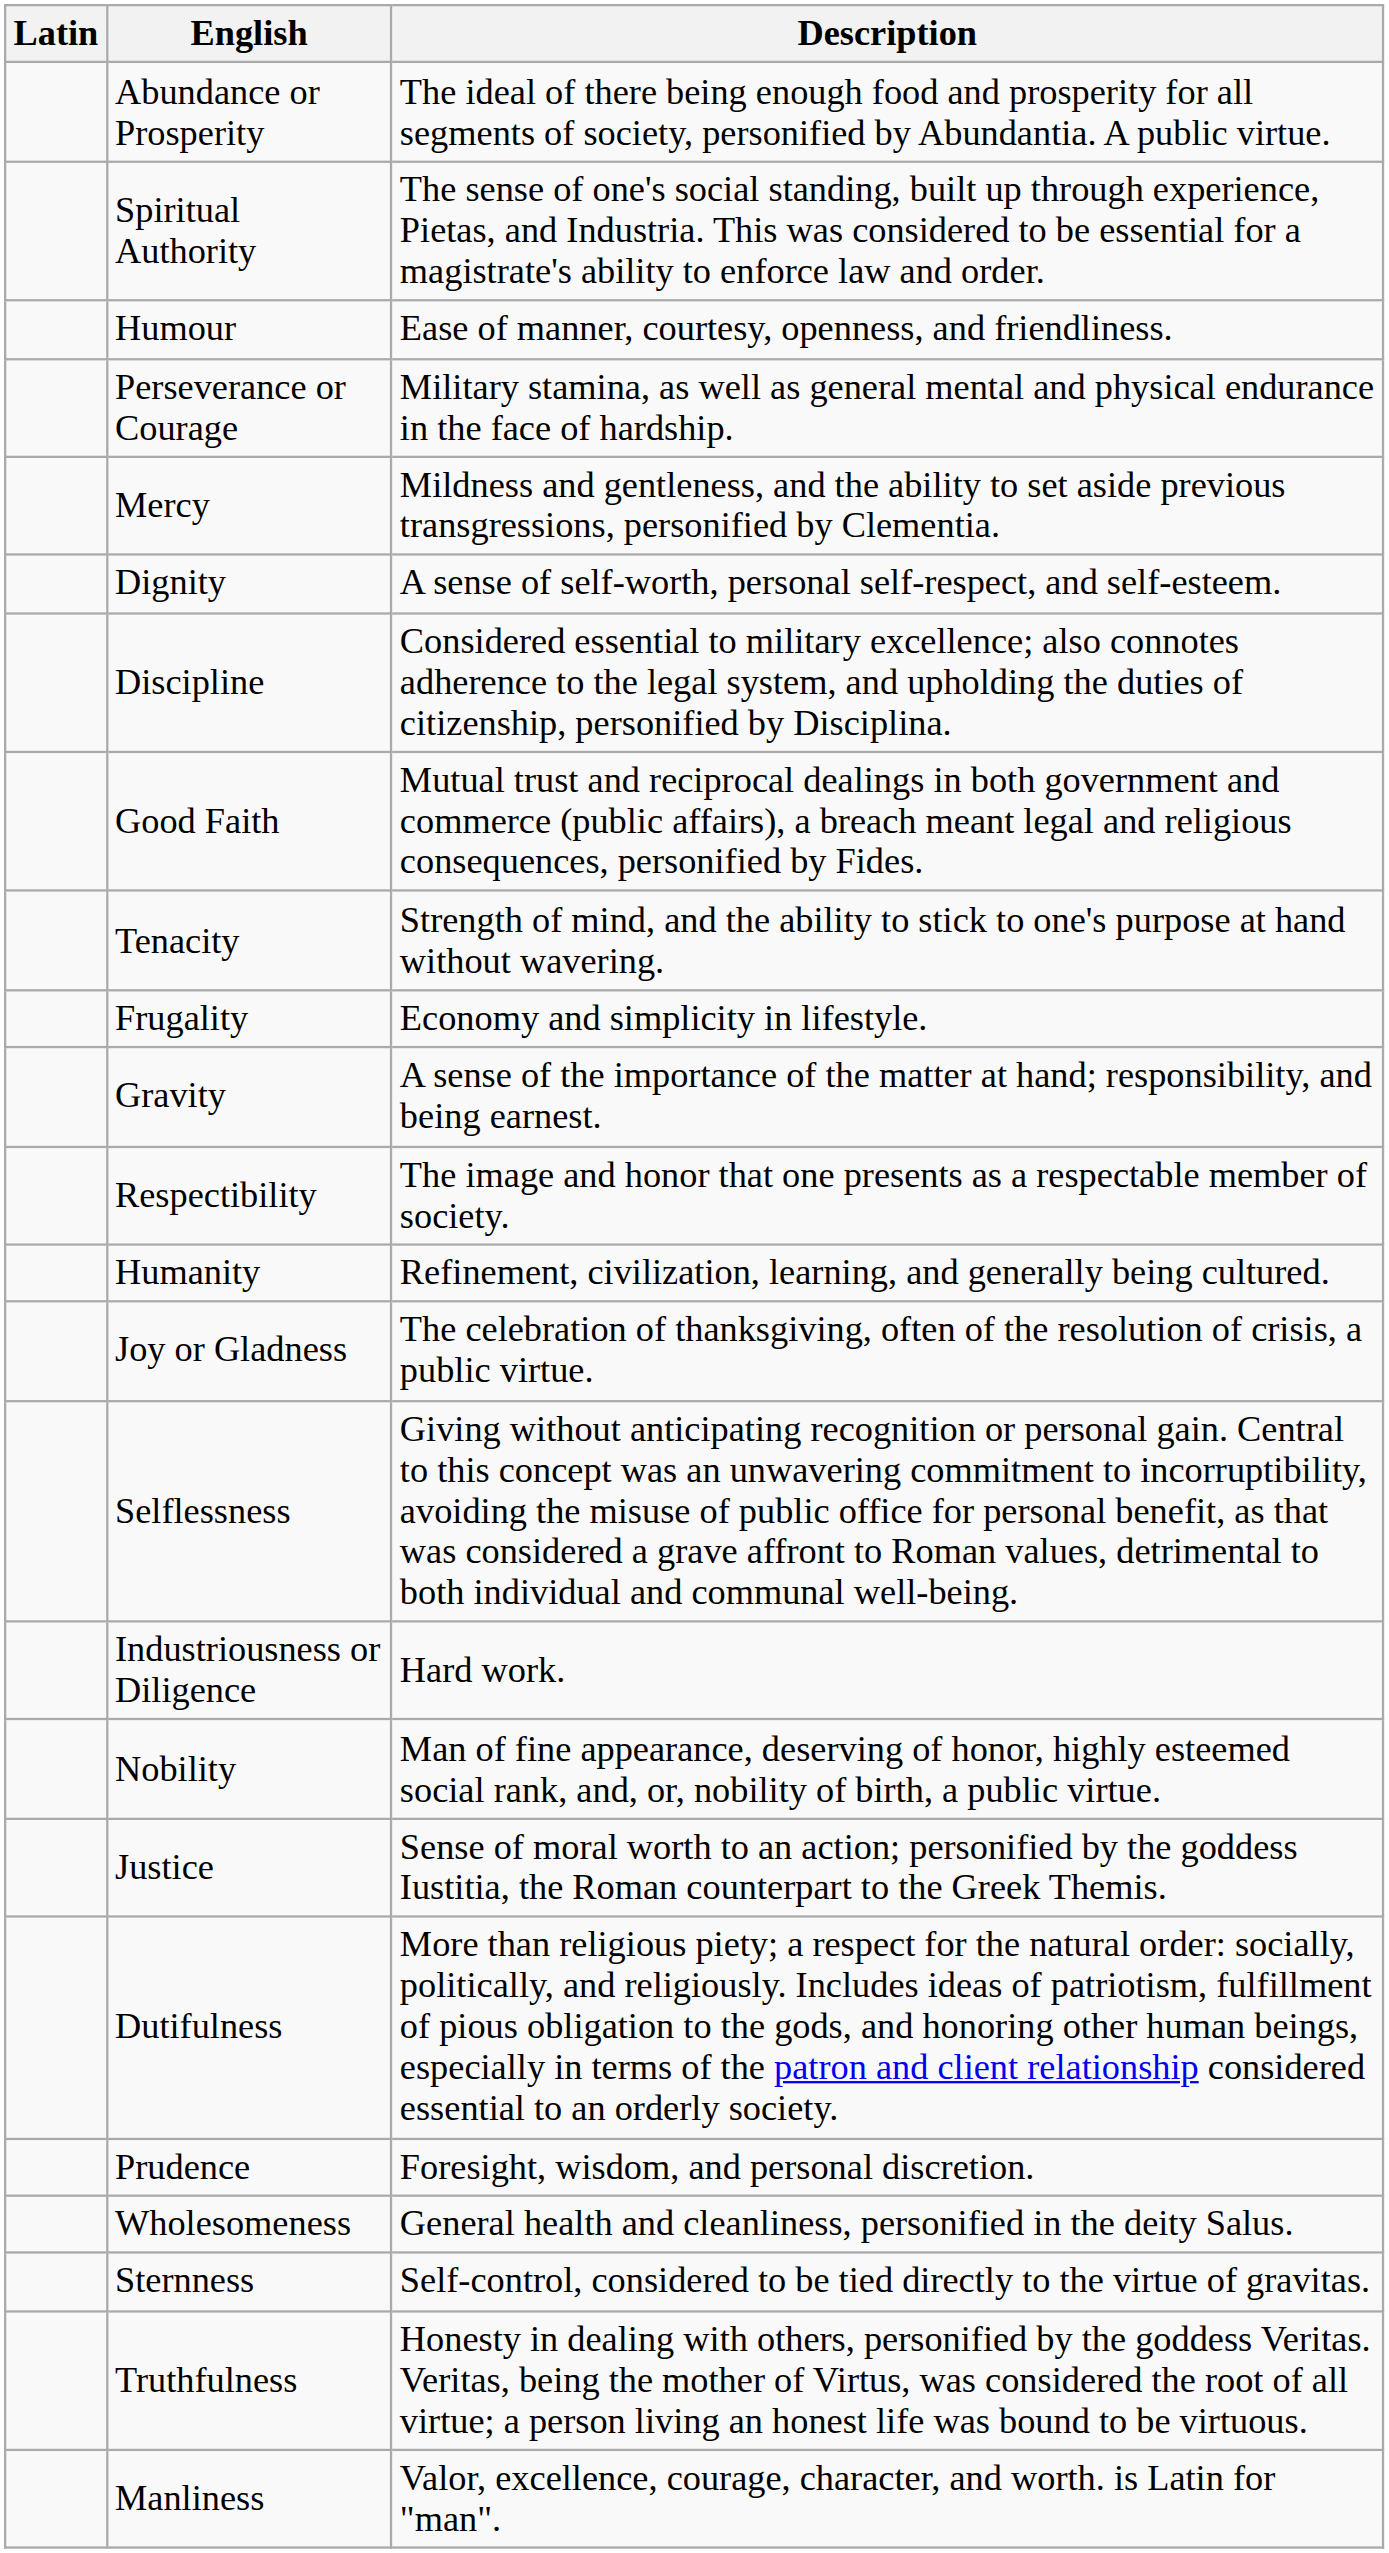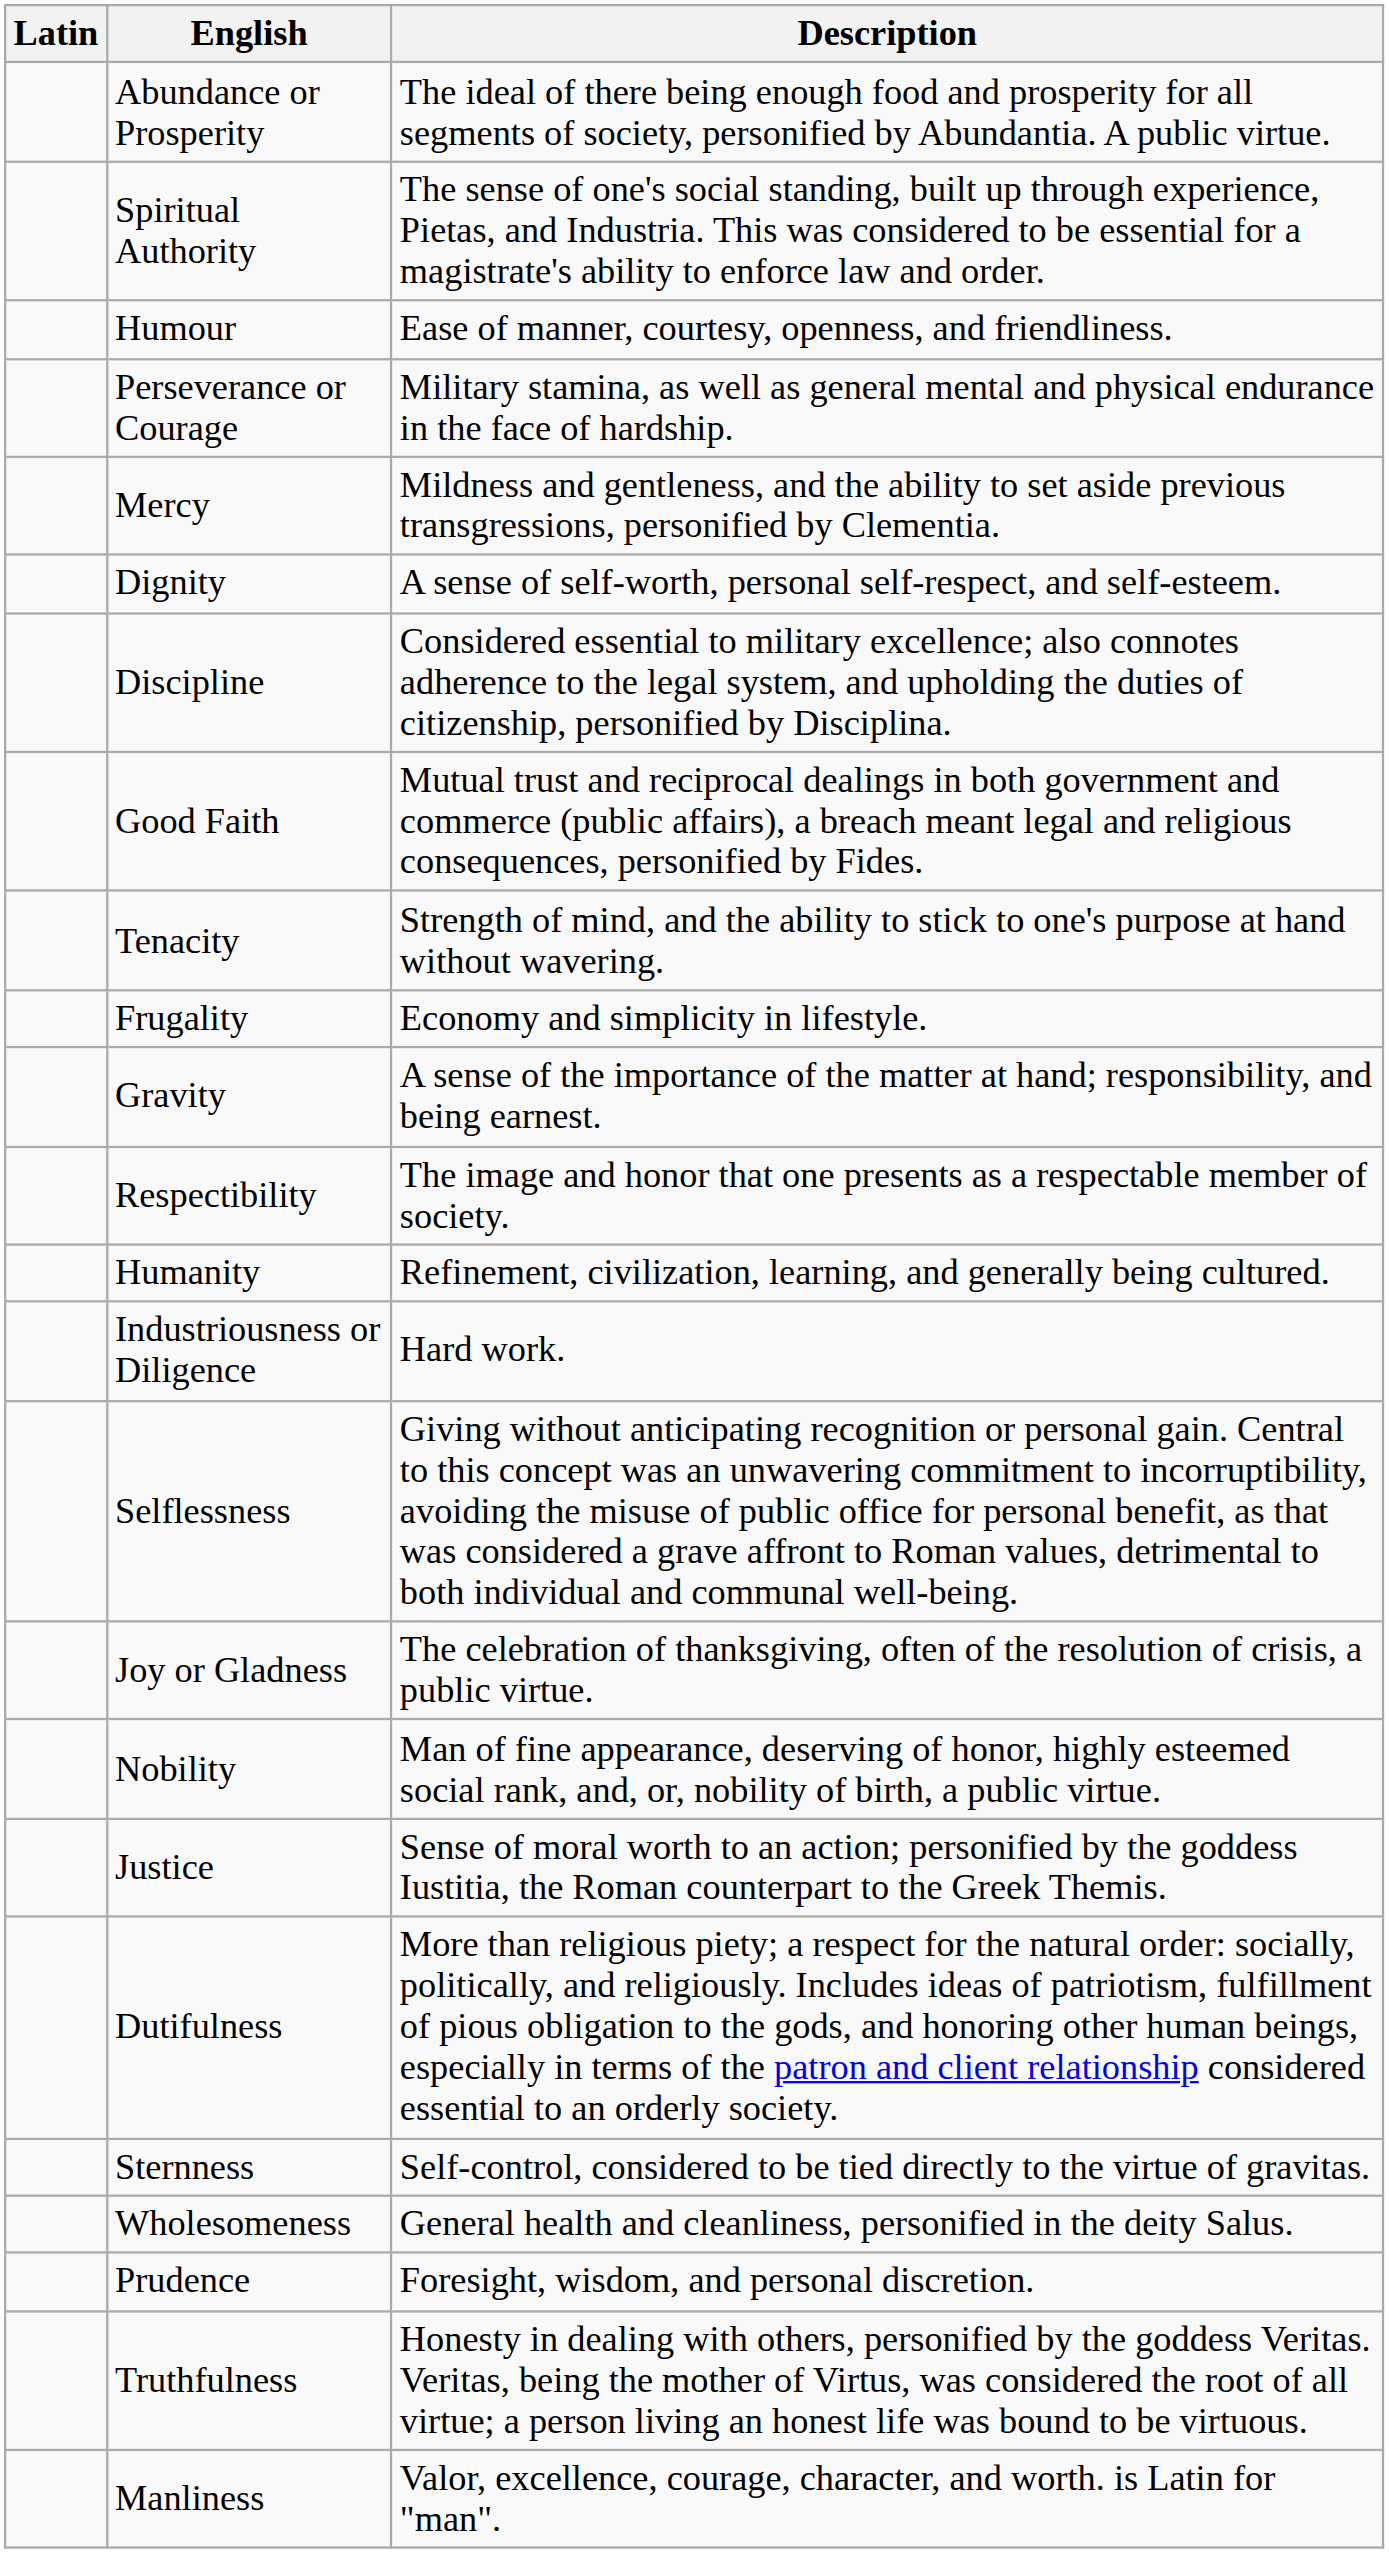rows swapped: (248, 1669) <-> (231, 1350)
rows swapped: (183, 2165) <-> (185, 2281)
